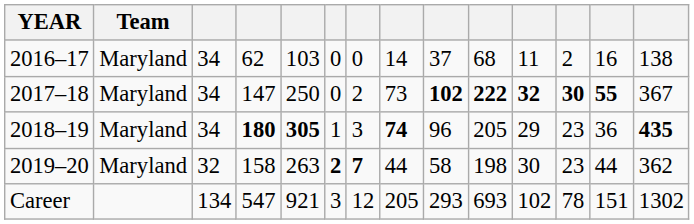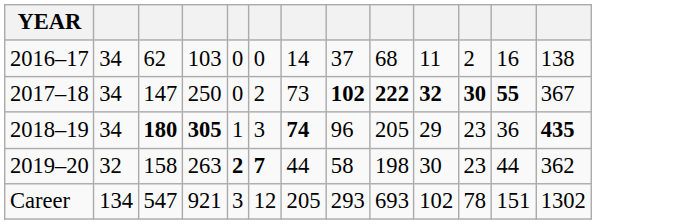- column: (143, 22)
